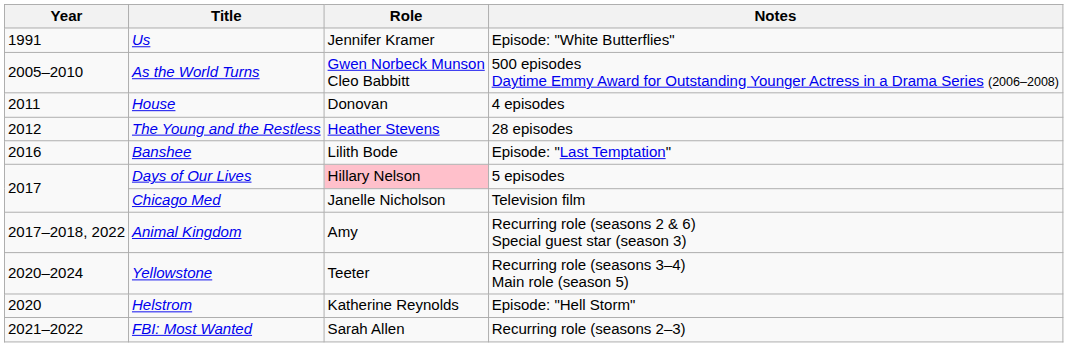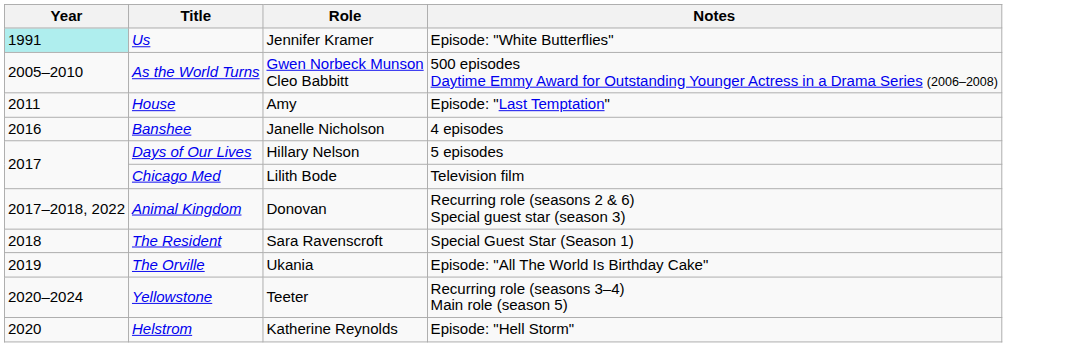(25, 40) no background -> (25, 40) paleturquoise background
(358, 104) Donovan -> (282, 104) Amy
(528, 104) 4 episodes -> (520, 104) Episode: "Last Temptation"
- row: (226, 128)
(363, 152) Lilith Bode -> (325, 128) Janelle Nicholson
(581, 152) Episode: "Last Temptation" -> (467, 128) 4 episodes
(374, 176) pink background -> (313, 152) no background
(387, 200) Janelle Nicholson -> (302, 176) Lilith Bode
(343, 232) Amy -> (297, 208) Donovan
+ row: (177, 241)
+ row: (168, 264)
- row: (192, 329)
